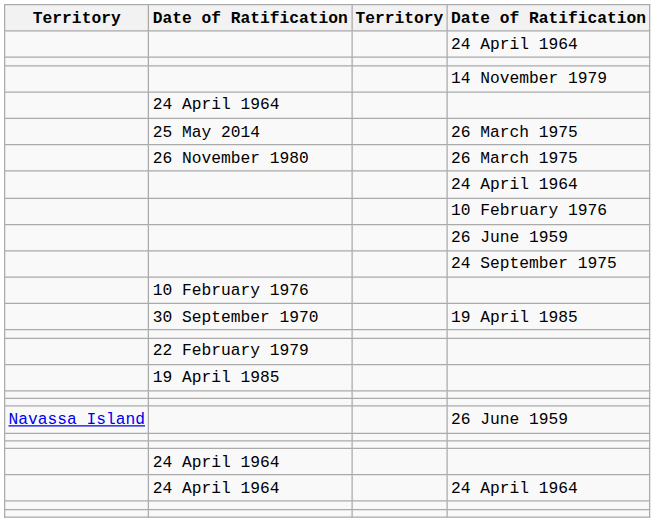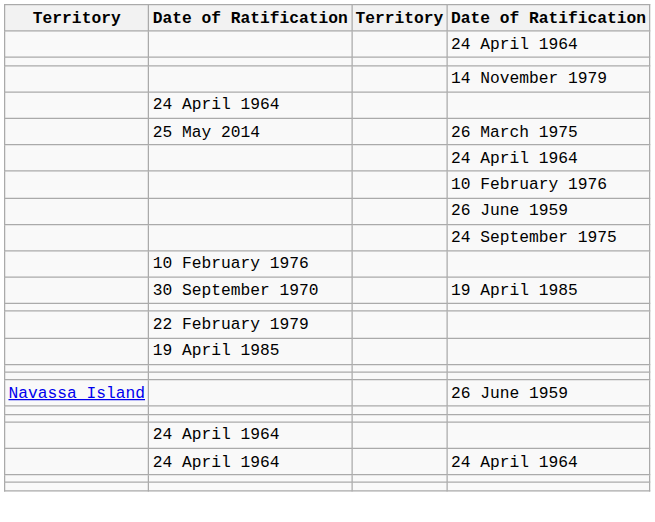- row: (231, 158)
